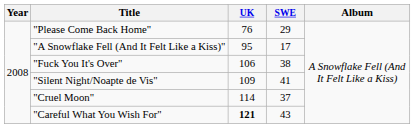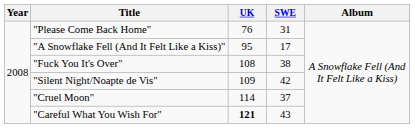(285, 30) 29 -> (285, 30) 31
(247, 64) 106 -> (247, 64) 108
(285, 81) 41 -> (285, 81) 42
